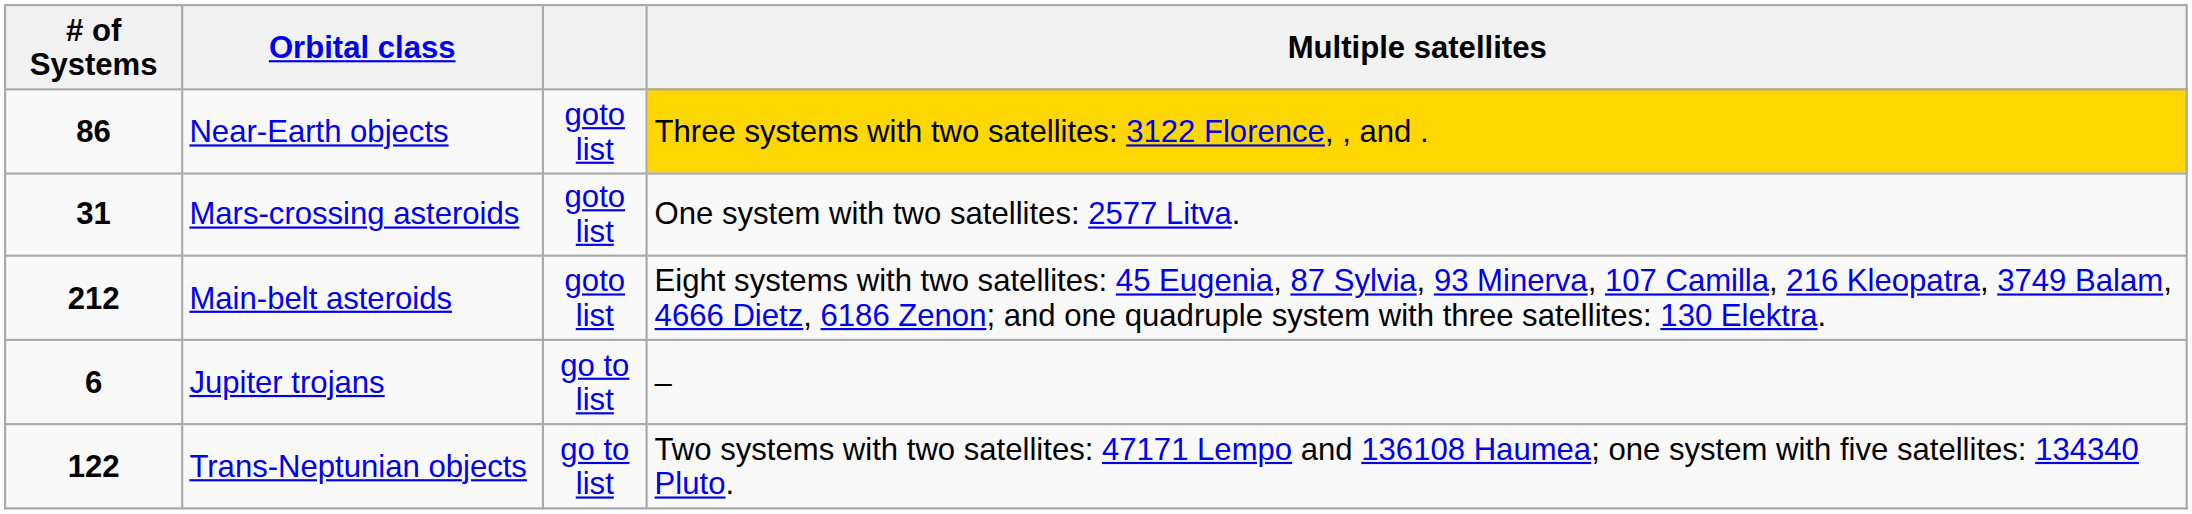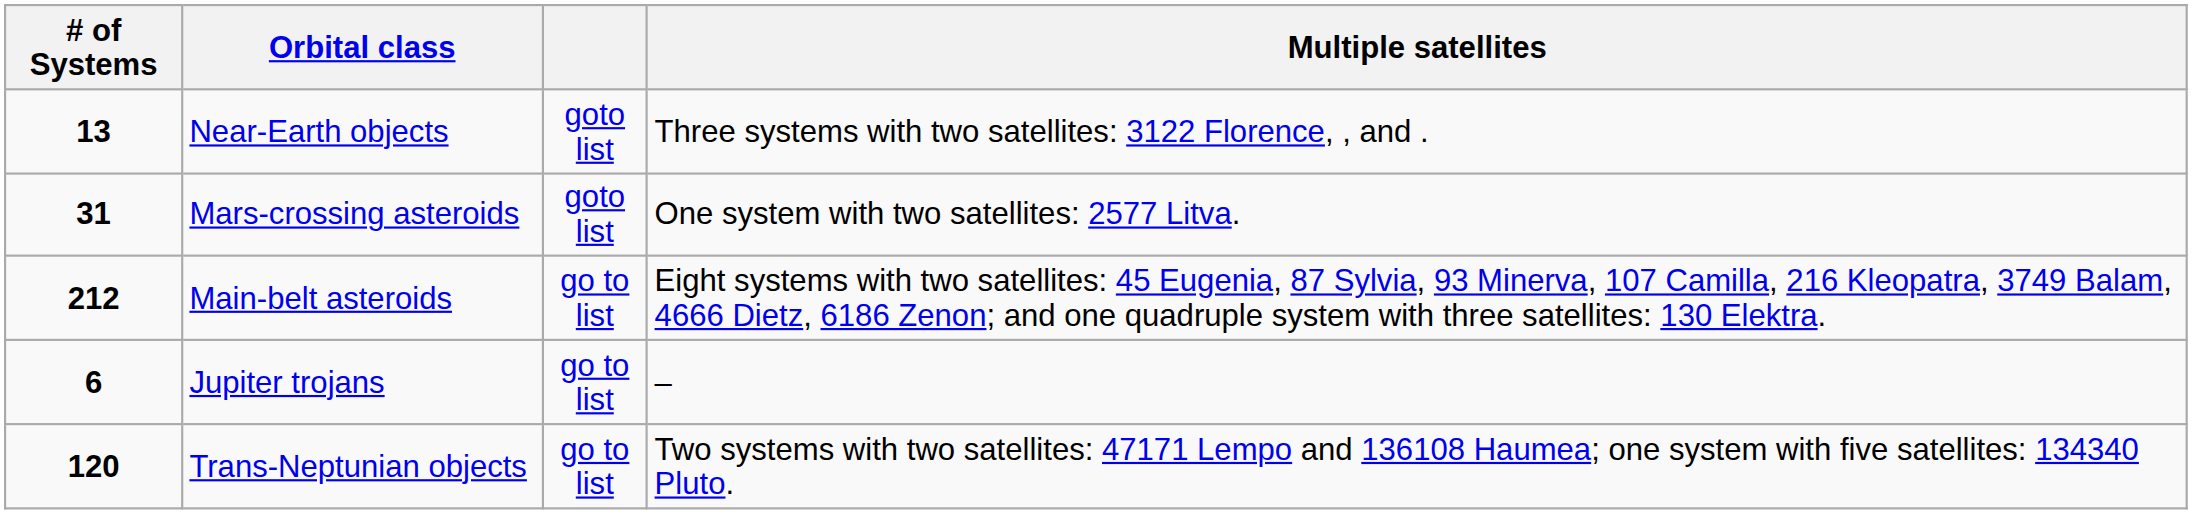(94, 131) 86 -> (94, 131) 13
(1042, 131) gold background -> (1042, 131) no background
(595, 298) goto list -> (595, 298) go to list
(94, 466) 122 -> (94, 466) 120
